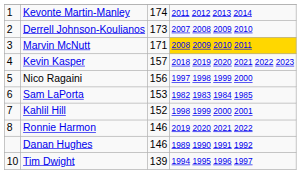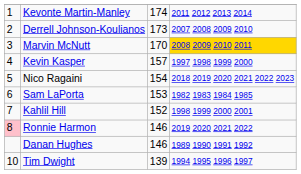(159, 45) 171 -> (159, 45) 170
(233, 62) 2018 2019 2020 2021 2022 2023 -> (212, 62) 1997 1998 1999 2000
(159, 78) 156 -> (159, 78) 154
(212, 79) 1997 1998 1999 2000 -> (233, 79) 2018 2019 2020 2021 2022 2023
(10, 128) no background -> (10, 128) pink background
